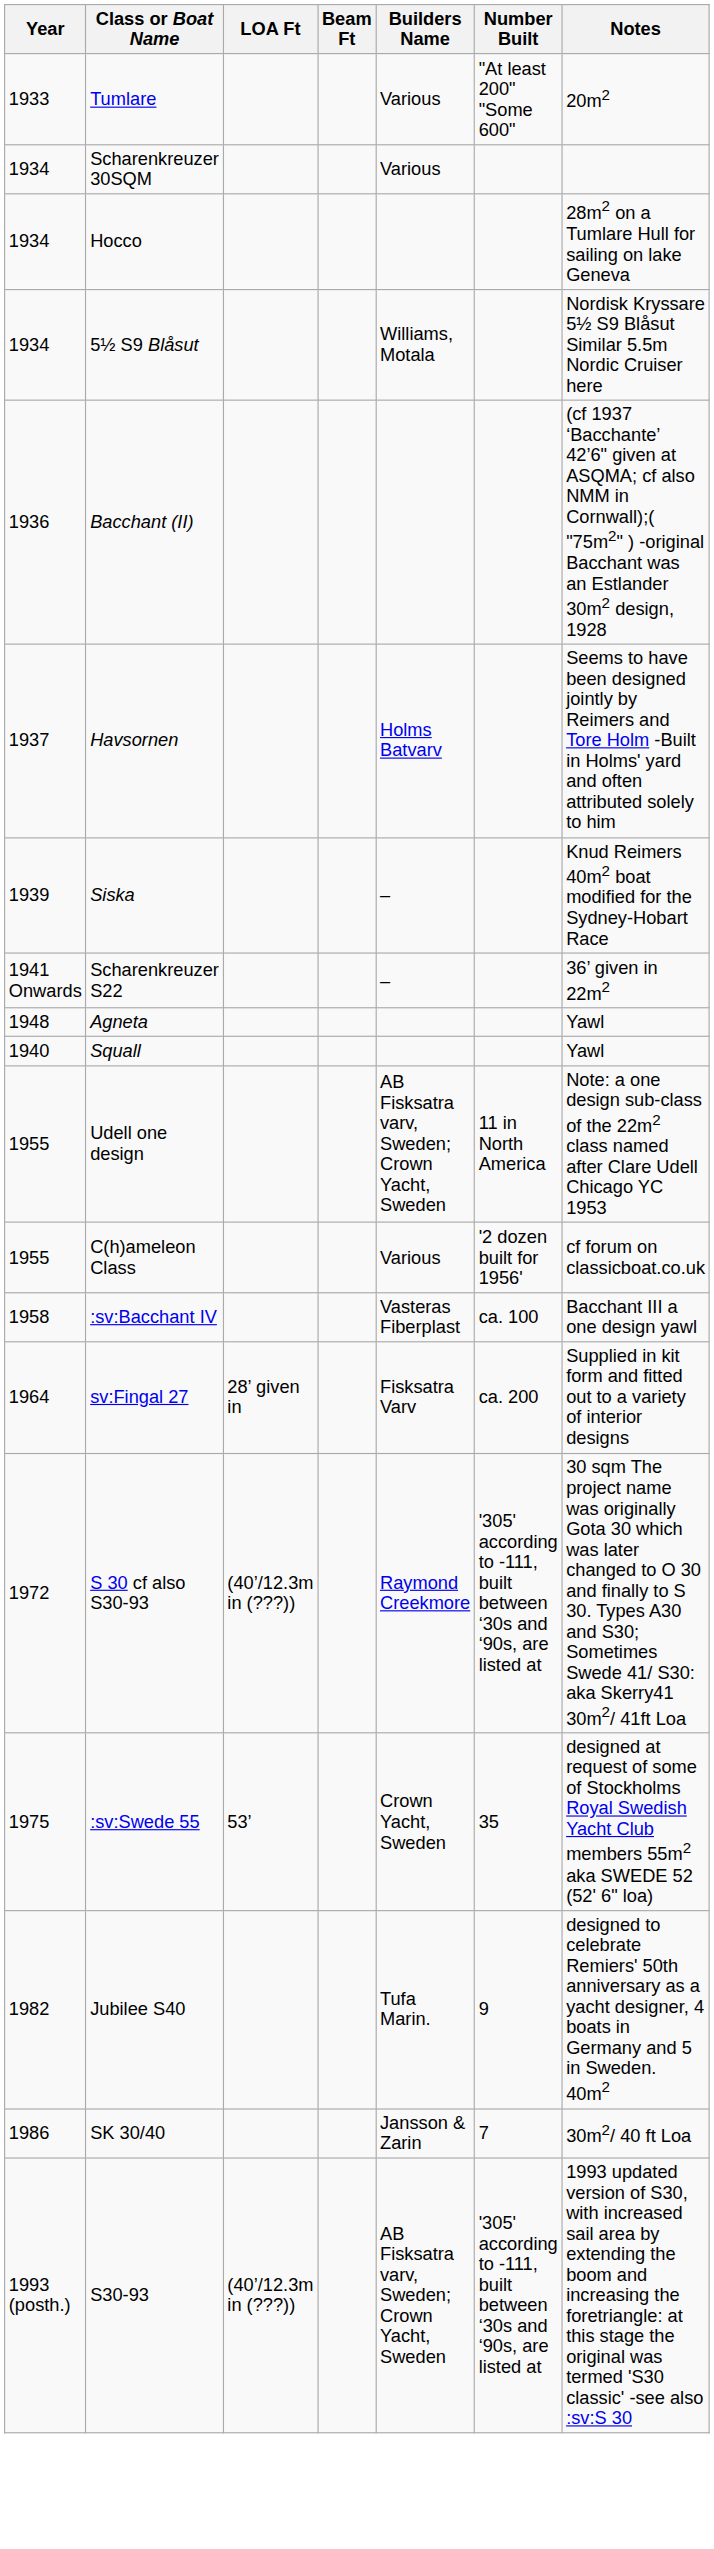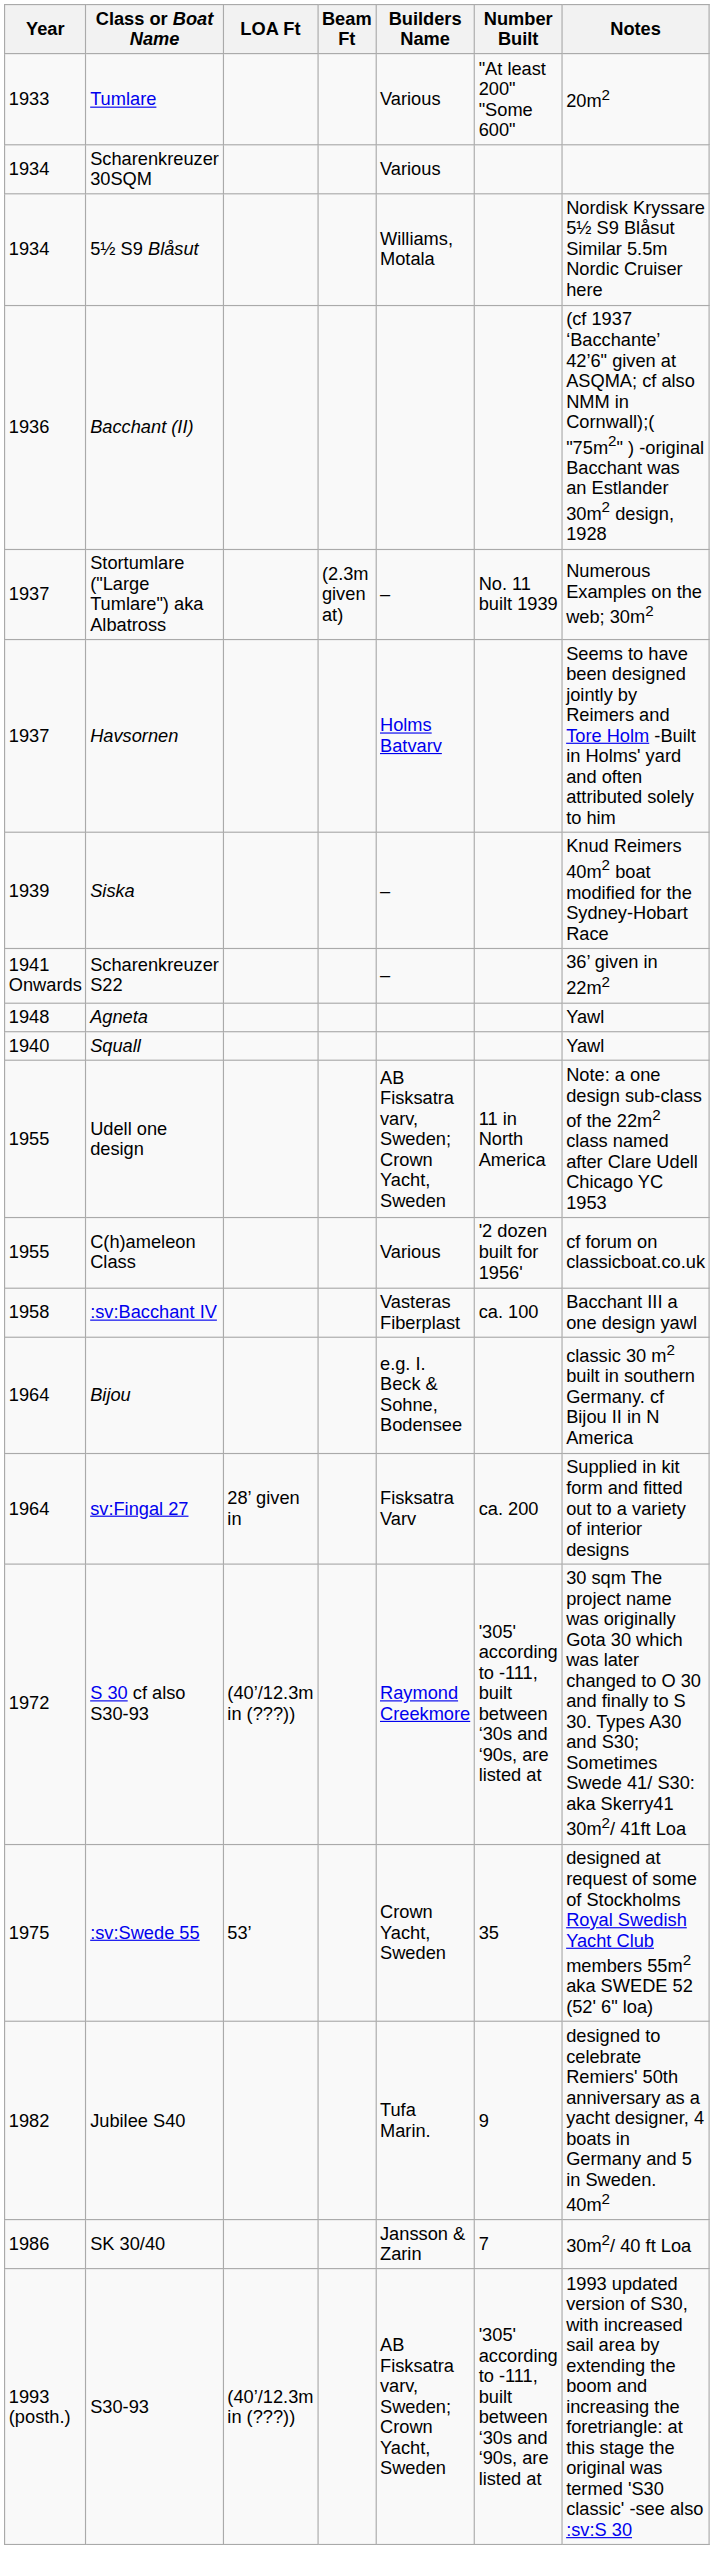- row: (116, 241)
+ row: (147, 594)
+ row: (110, 1394)
